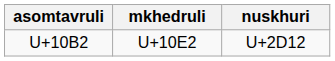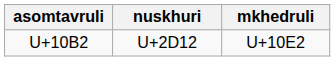columns swapped: (276, 17) <-> (167, 17)
